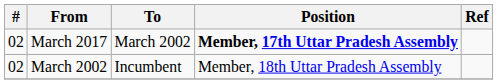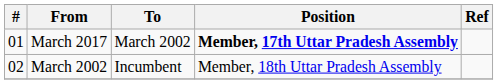(16, 41) 02 -> (16, 41) 01
